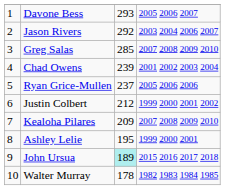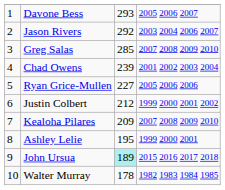(126, 85) 237 -> (126, 85) 227
